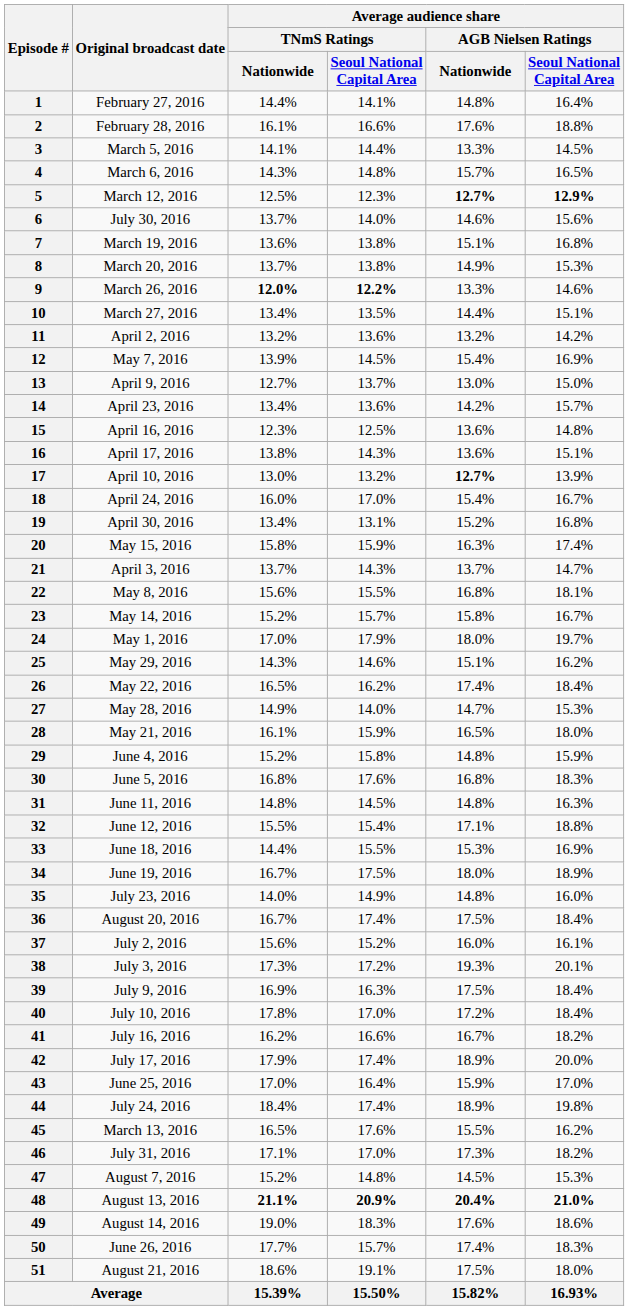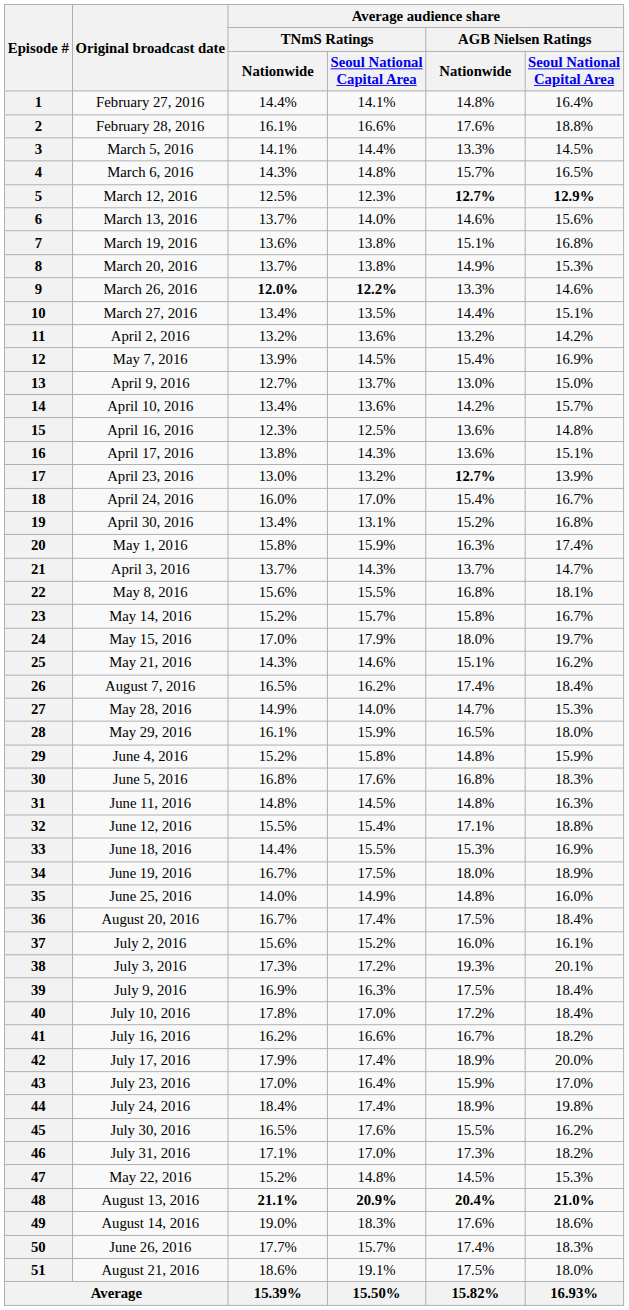(150, 219) July 30, 2016 -> (150, 219) March 13, 2016
(150, 406) April 23, 2016 -> (150, 406) April 10, 2016
(150, 476) April 10, 2016 -> (150, 476) April 23, 2016
(150, 546) May 15, 2016 -> (150, 546) May 1, 2016
(150, 639) May 1, 2016 -> (150, 639) May 15, 2016
(150, 663) May 29, 2016 -> (150, 663) May 21, 2016
(150, 686) May 22, 2016 -> (150, 686) August 7, 2016
(150, 733) May 21, 2016 -> (150, 733) May 29, 2016
(150, 896) July 23, 2016 -> (150, 896) June 25, 2016
(150, 1083) June 25, 2016 -> (150, 1083) July 23, 2016
(150, 1129) March 13, 2016 -> (150, 1129) July 30, 2016
(150, 1176) August 7, 2016 -> (150, 1176) May 22, 2016
